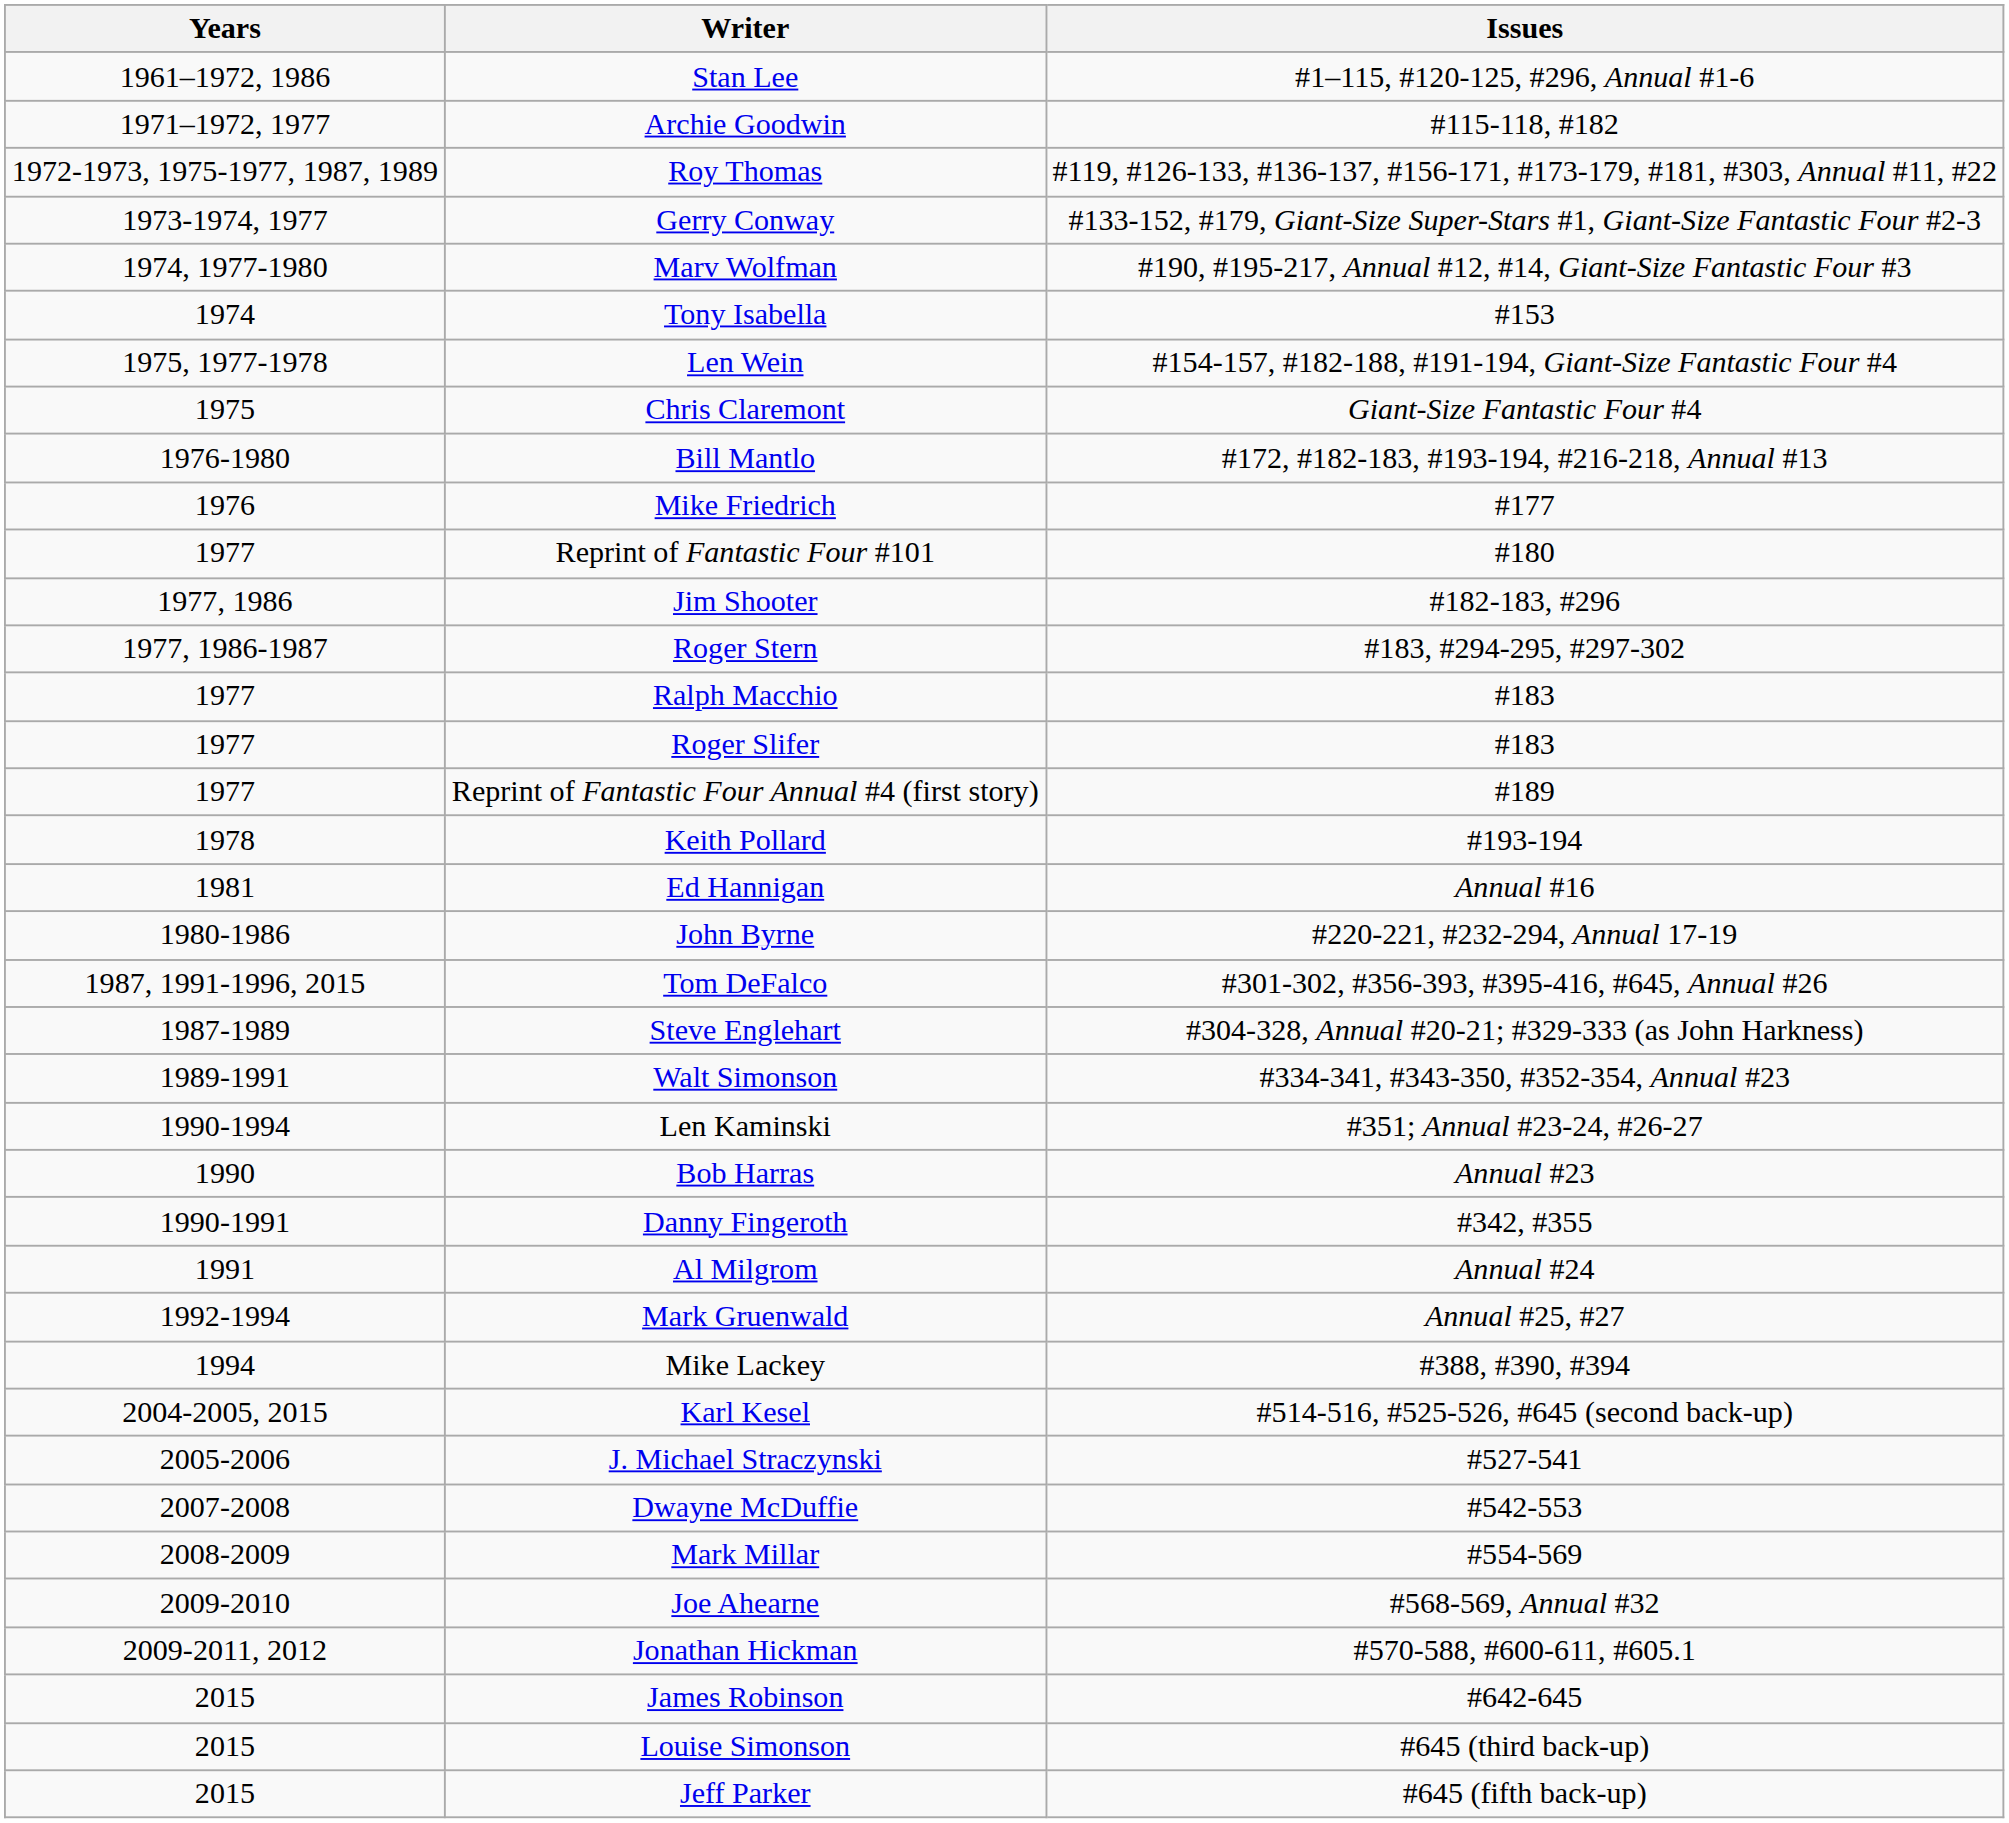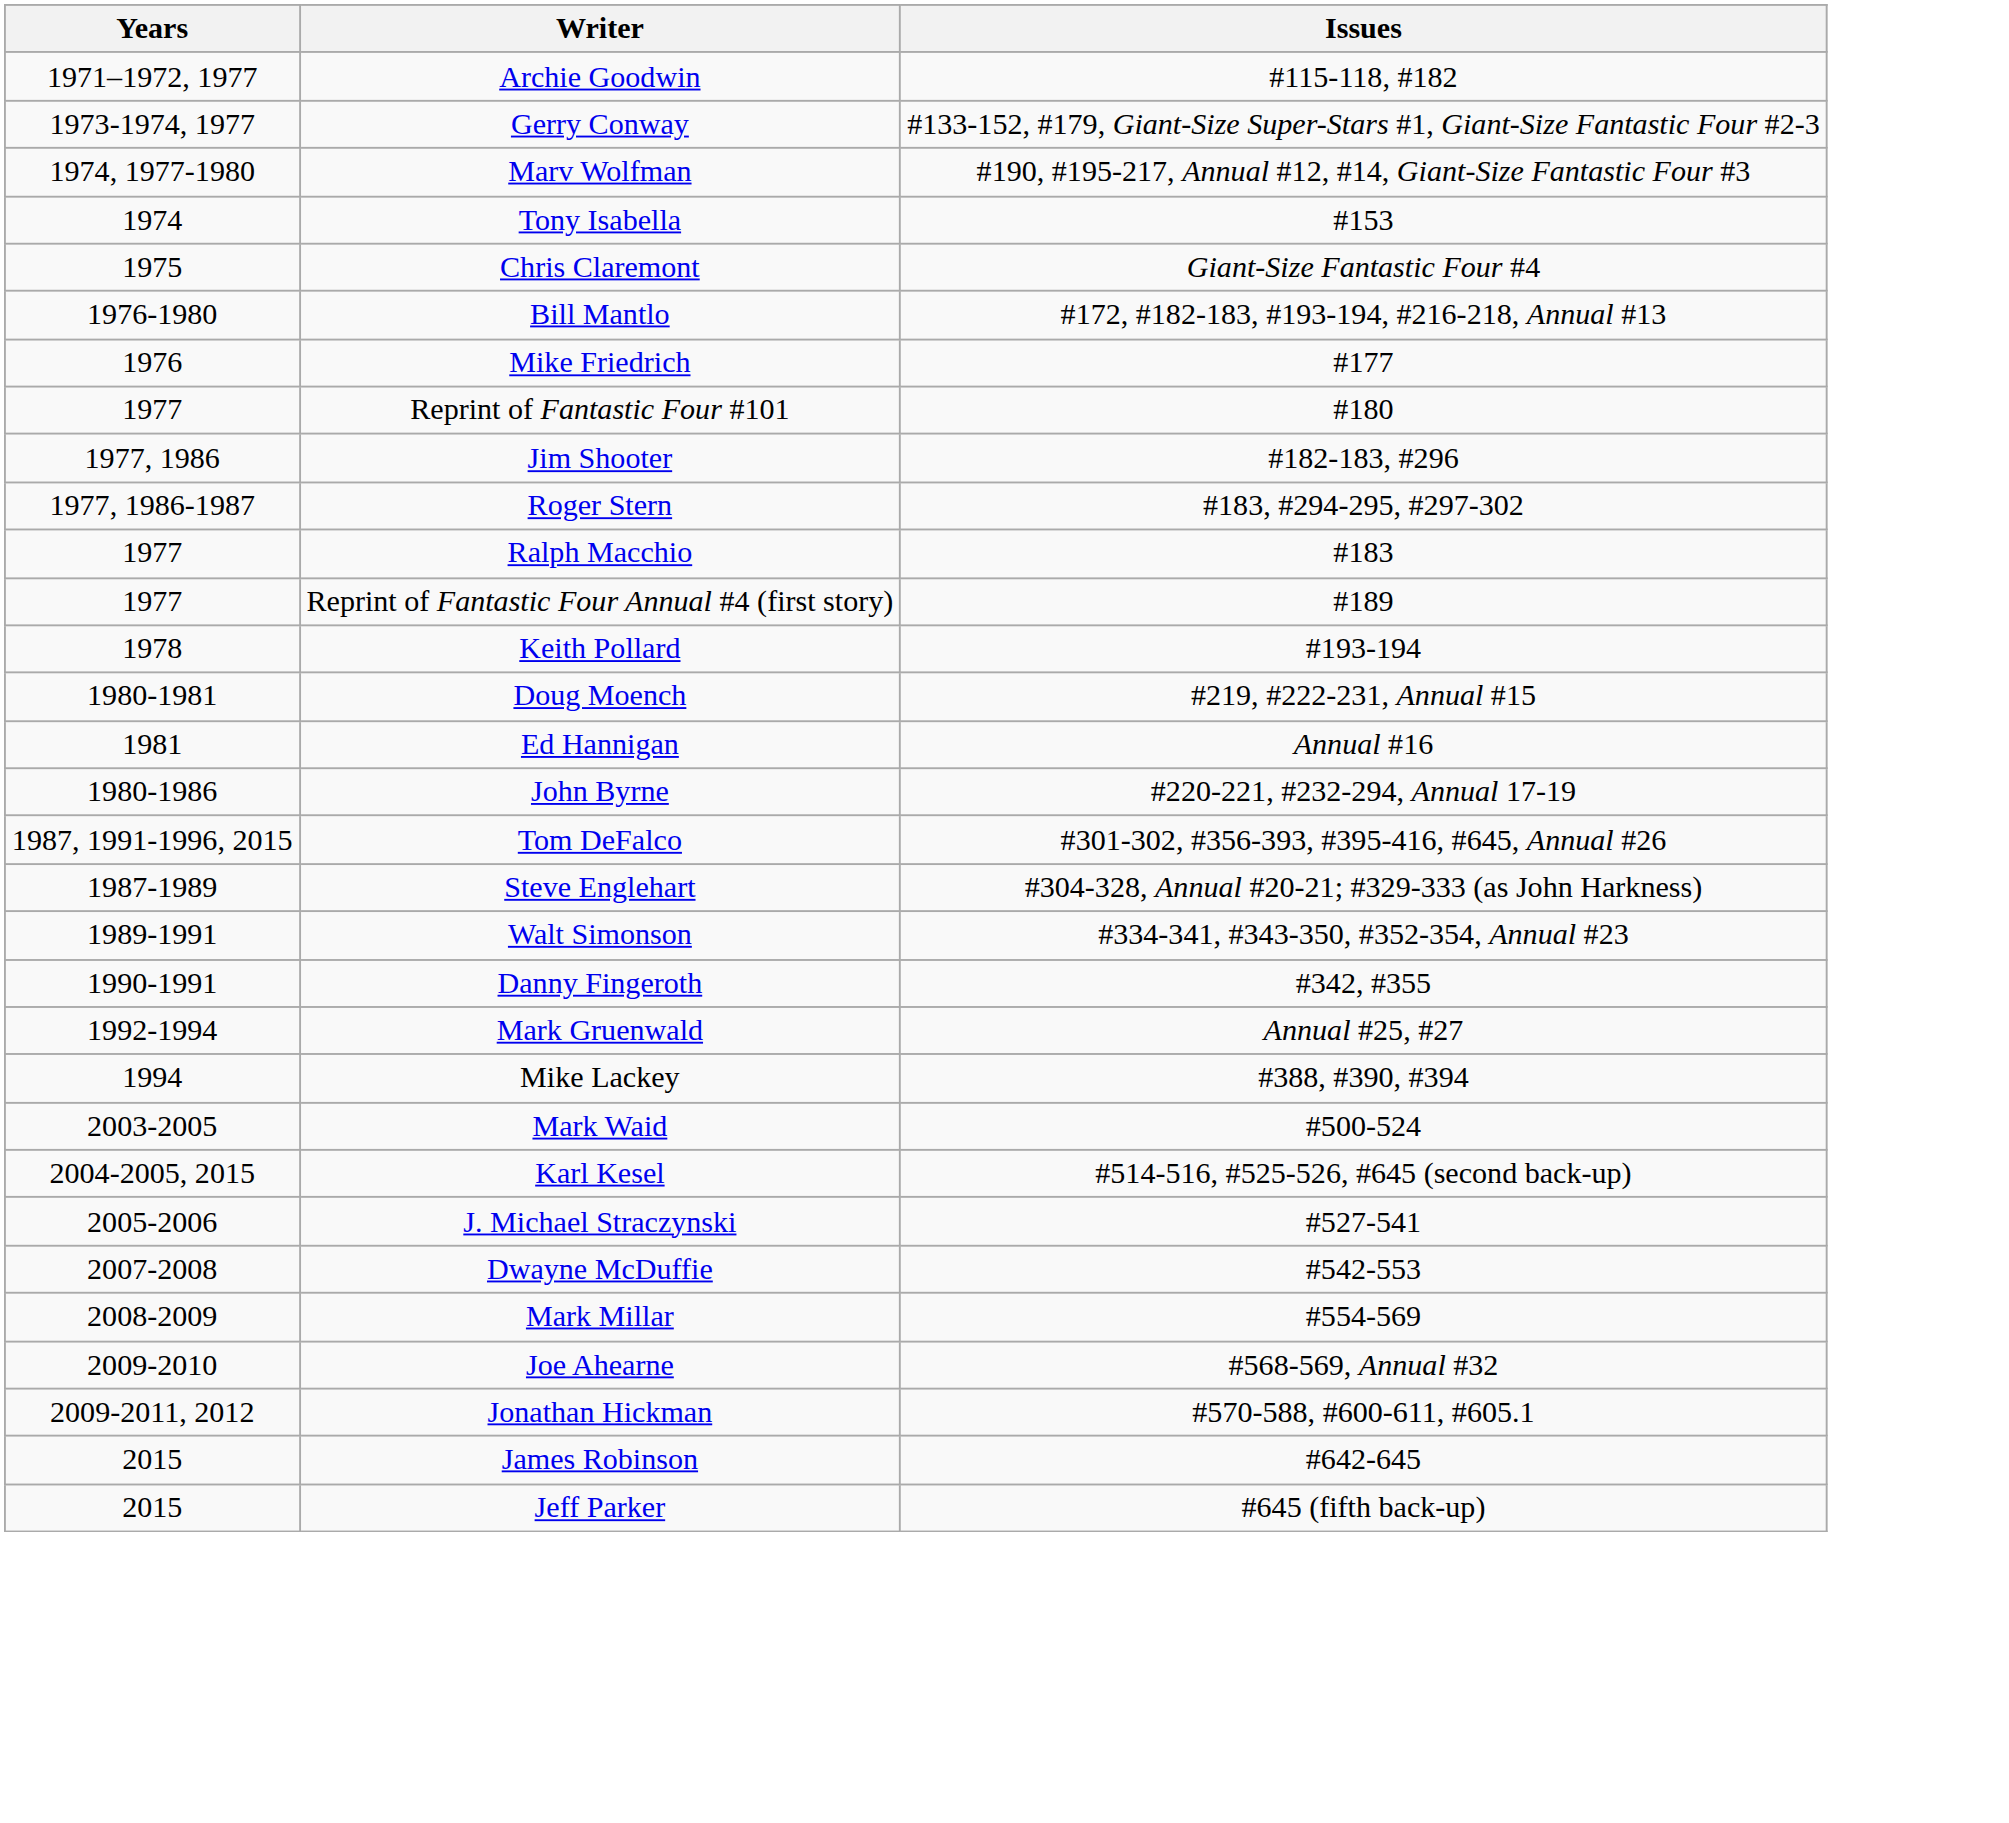- row: (745, 76)
- row: (745, 171)
- row: (745, 362)
- row: (745, 743)
+ row: (600, 696)
- row: (745, 1125)
- row: (745, 1173)
- row: (745, 1268)
+ row: (600, 1125)
- row: (745, 1745)
